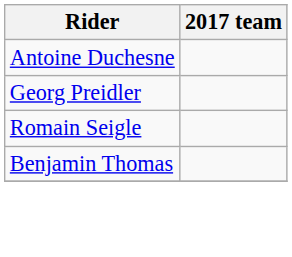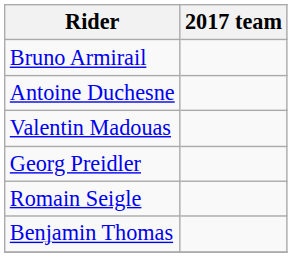+ row: (78, 57)
+ row: (90, 127)
